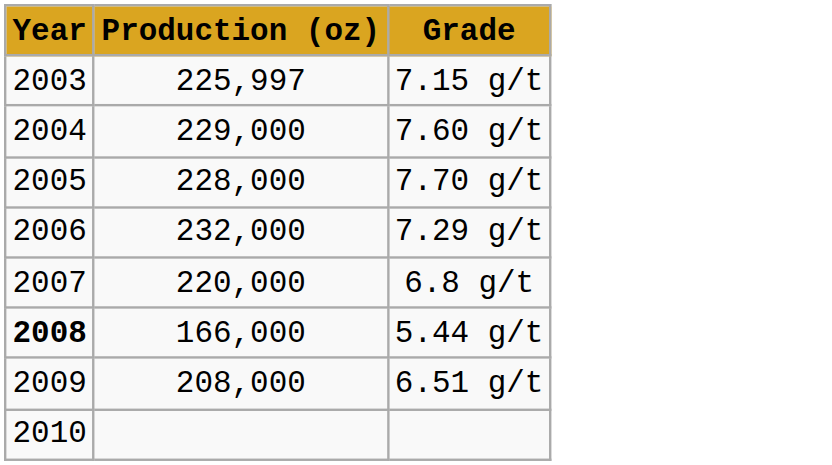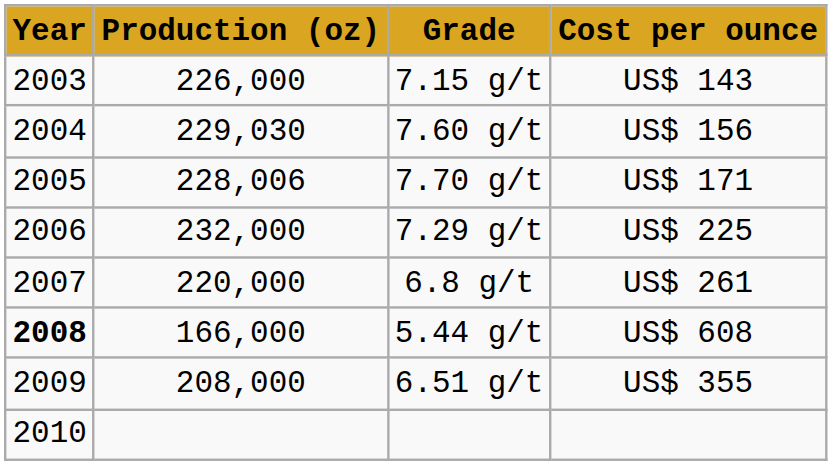+ column: (688, 30)
(241, 81) 225,997 -> (241, 81) 226,000
(241, 131) 229,000 -> (241, 131) 229,030
(241, 182) 228,000 -> (241, 182) 228,006
